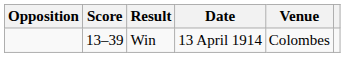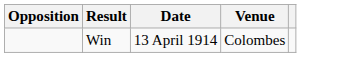- column: (105, 16)
